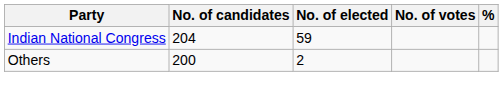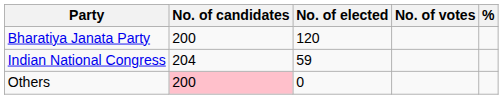+ row: (79, 37)
(184, 60) no background -> (184, 82) pink background
(300, 60) 2 -> (300, 82) 0
